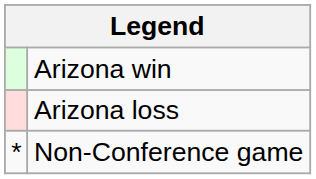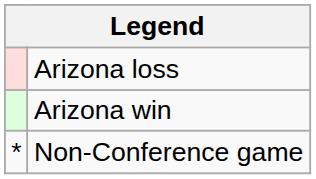rows swapped: (103, 68) <-> (107, 111)
